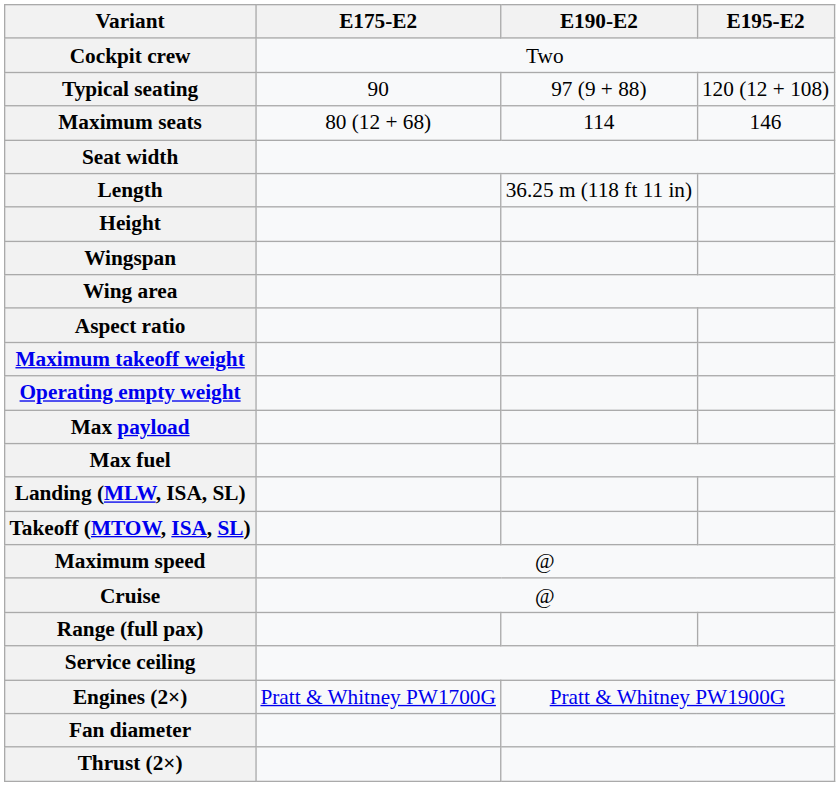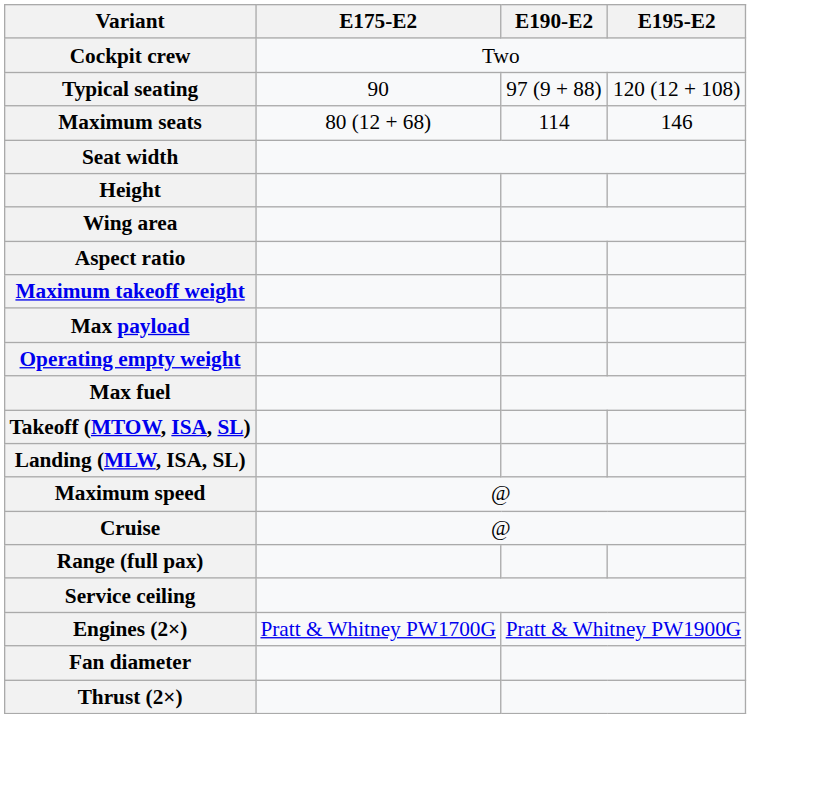- row: (130, 190)
- row: (130, 257)
rows swapped: (130, 392) <-> (130, 426)
rows swapped: (130, 527) <-> (130, 493)
